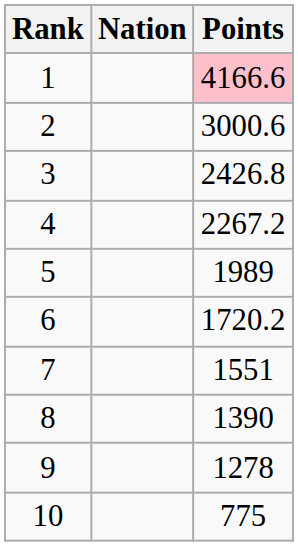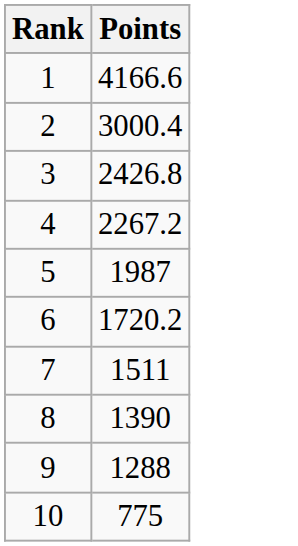- column: (142, 28)
(243, 77) pink background -> (140, 77) no background
(243, 126) 3000.6 -> (140, 126) 3000.4
(243, 272) 1989 -> (140, 272) 1987
(243, 369) 1551 -> (140, 369) 1511
(243, 467) 1278 -> (140, 467) 1288
